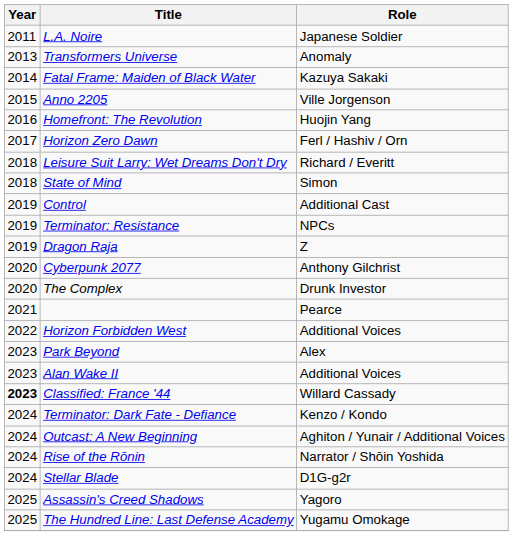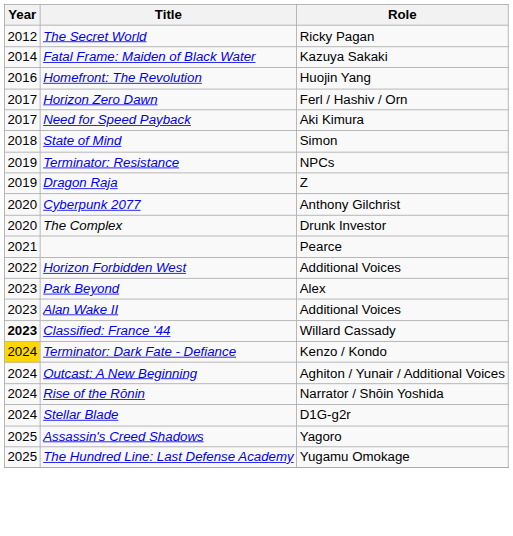- row: (73, 36)
+ row: (95, 36)
- row: (110, 57)
- row: (75, 99)
+ row: (117, 120)
- row: (165, 162)
- row: (65, 204)
(22, 415) no background -> (22, 352) gold background
